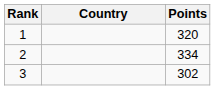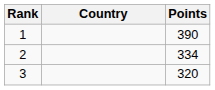(188, 34) 320 -> (188, 34) 390
(188, 74) 302 -> (188, 74) 320
